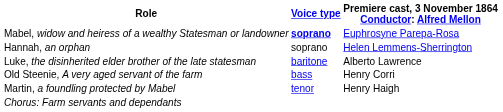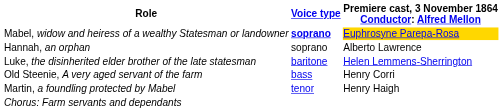(401, 33) no background -> (401, 33) gold background
(408, 47) Helen Lemmens-Sherrington -> (382, 47) Alberto Lawrence
(382, 61) Alberto Lawrence -> (408, 61) Helen Lemmens-Sherrington
